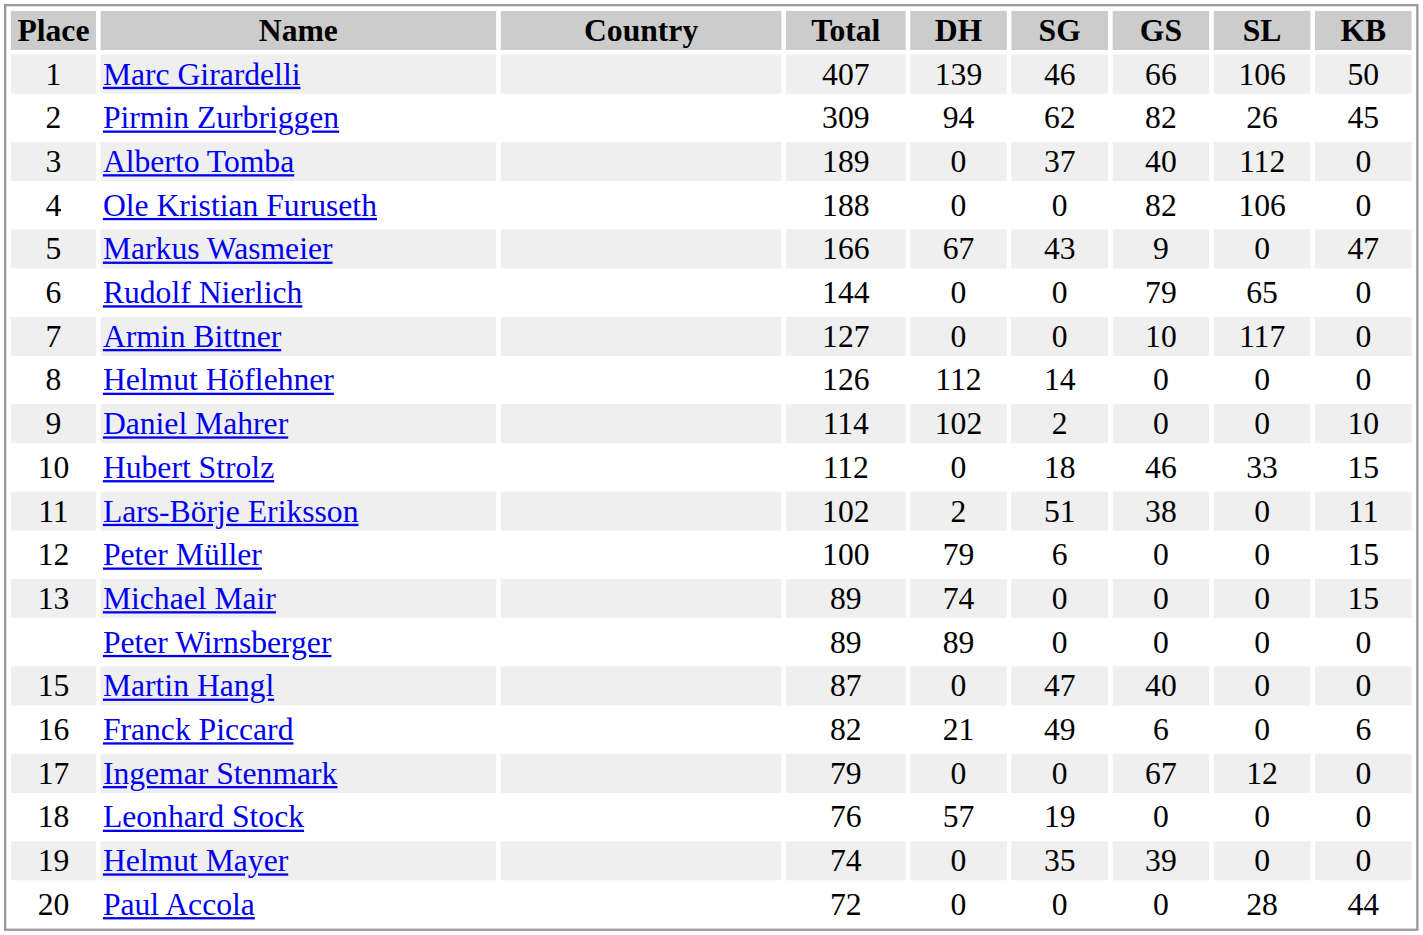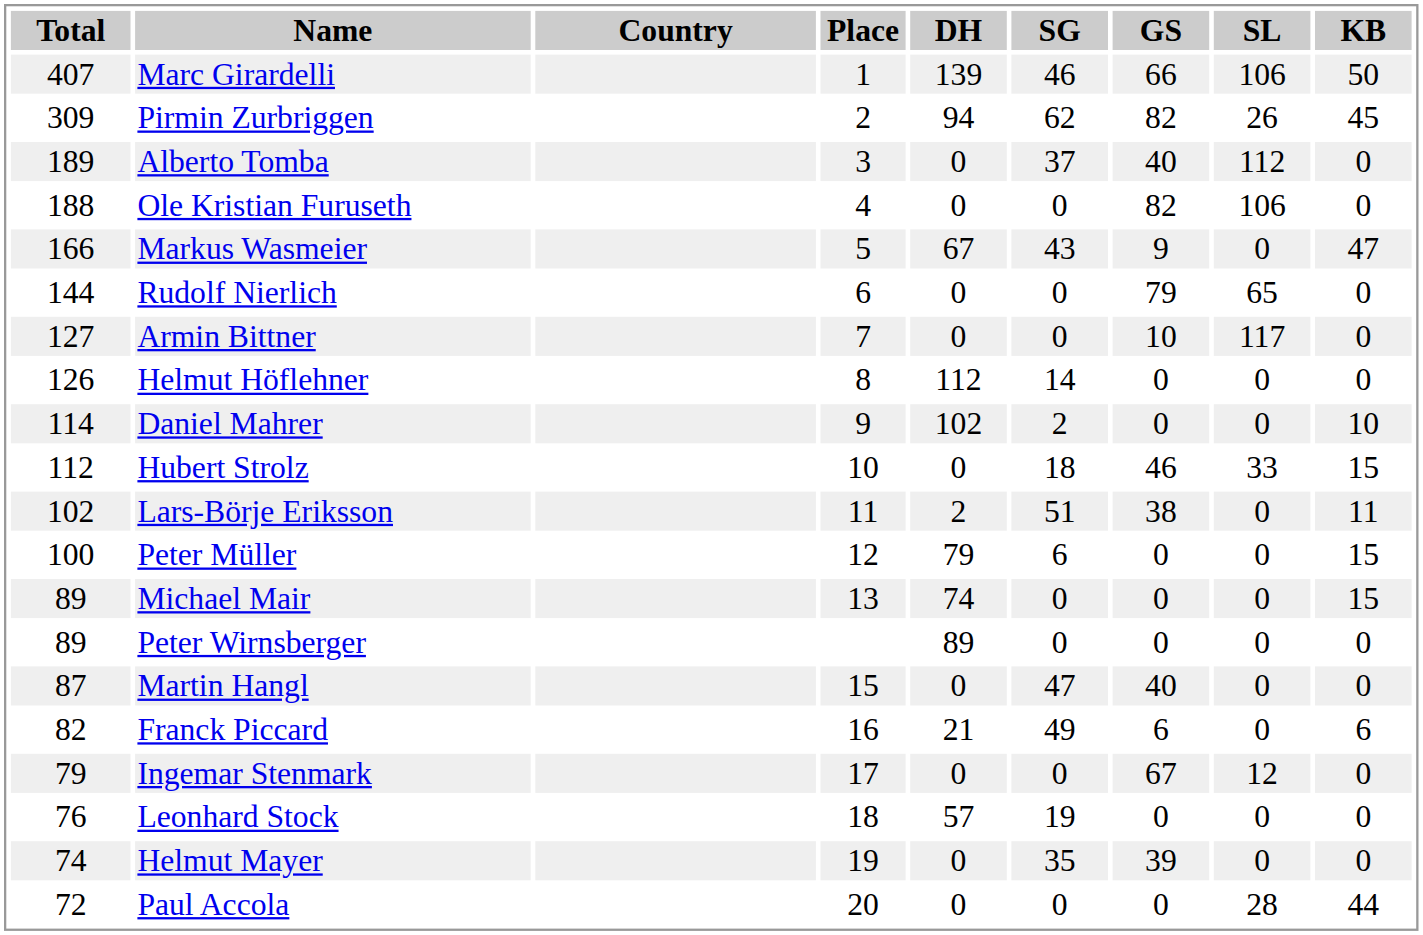columns swapped: (53, 30) <-> (846, 30)
